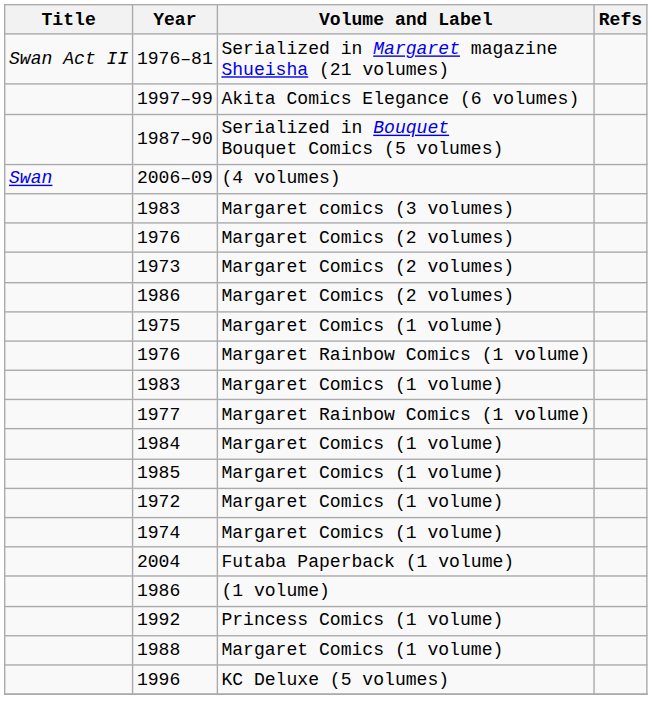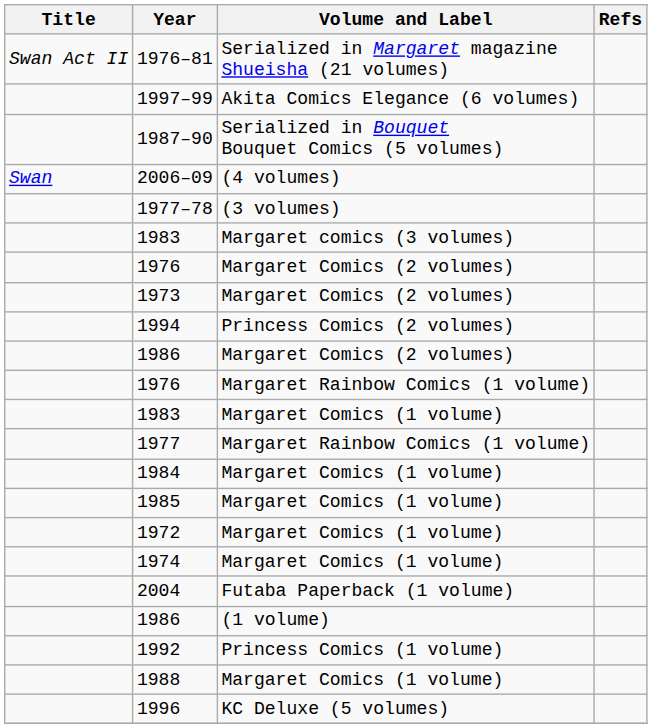+ row: (175, 208)
+ row: (159, 326)
- row: (159, 326)
